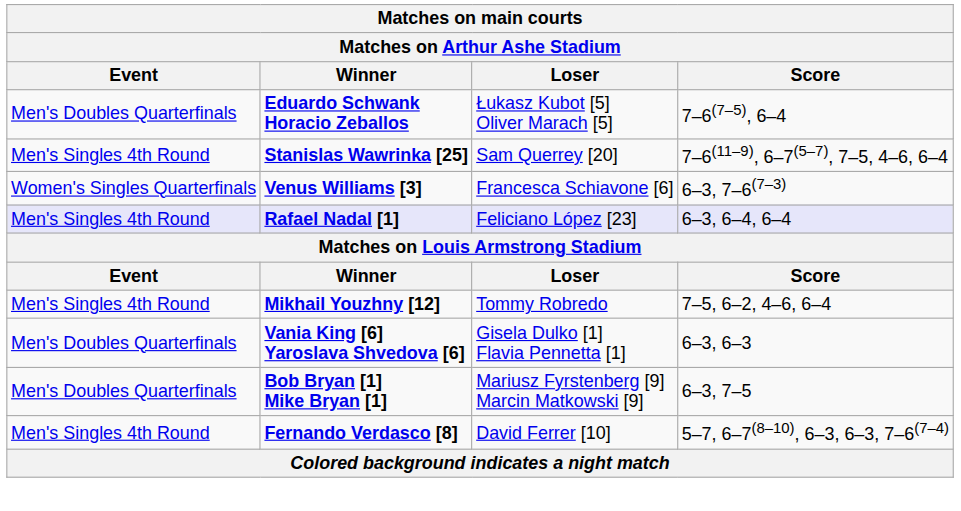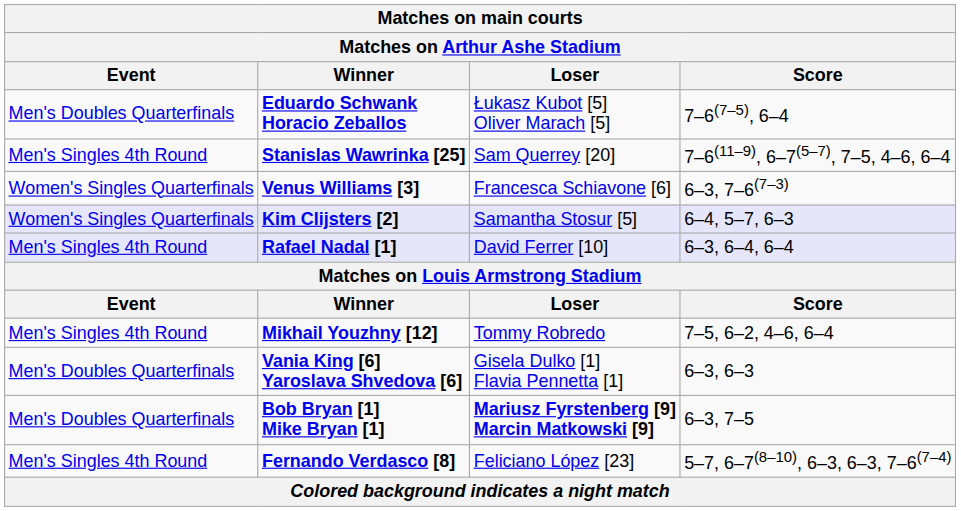+ row: (330, 219)
(556, 219) Feliciano López [23] -> (541, 247) David Ferrer [10]
(570, 391) normal -> (575, 419) bold
(543, 432) David Ferrer [10] -> (554, 460) Feliciano López [23]
